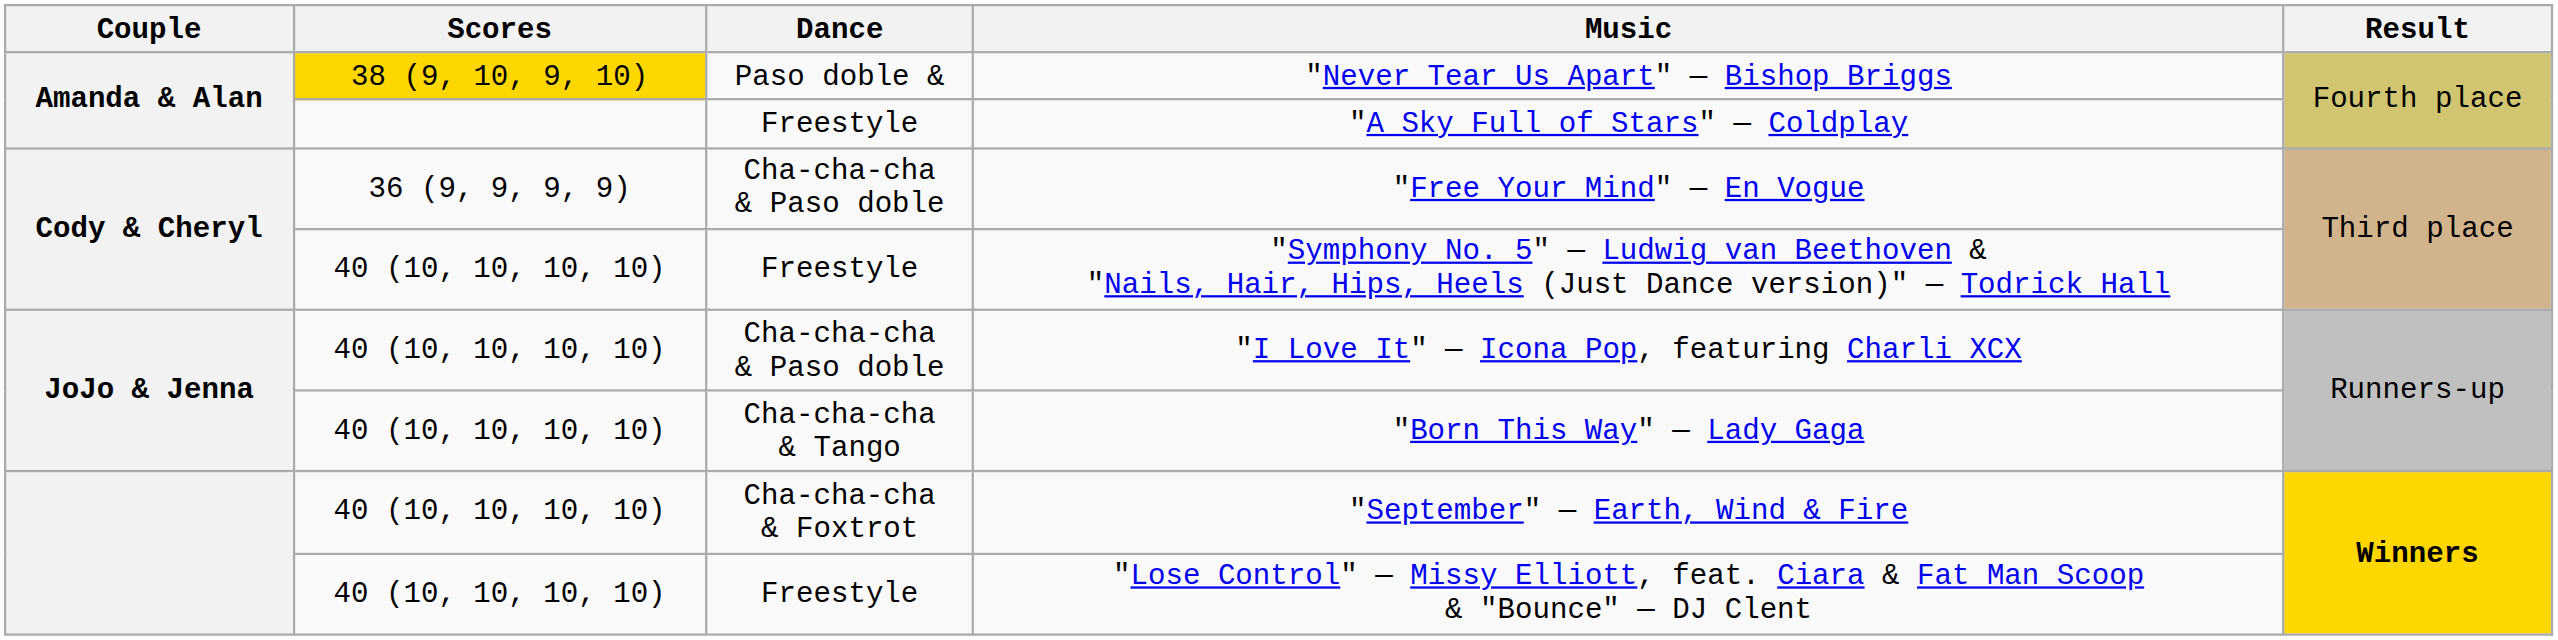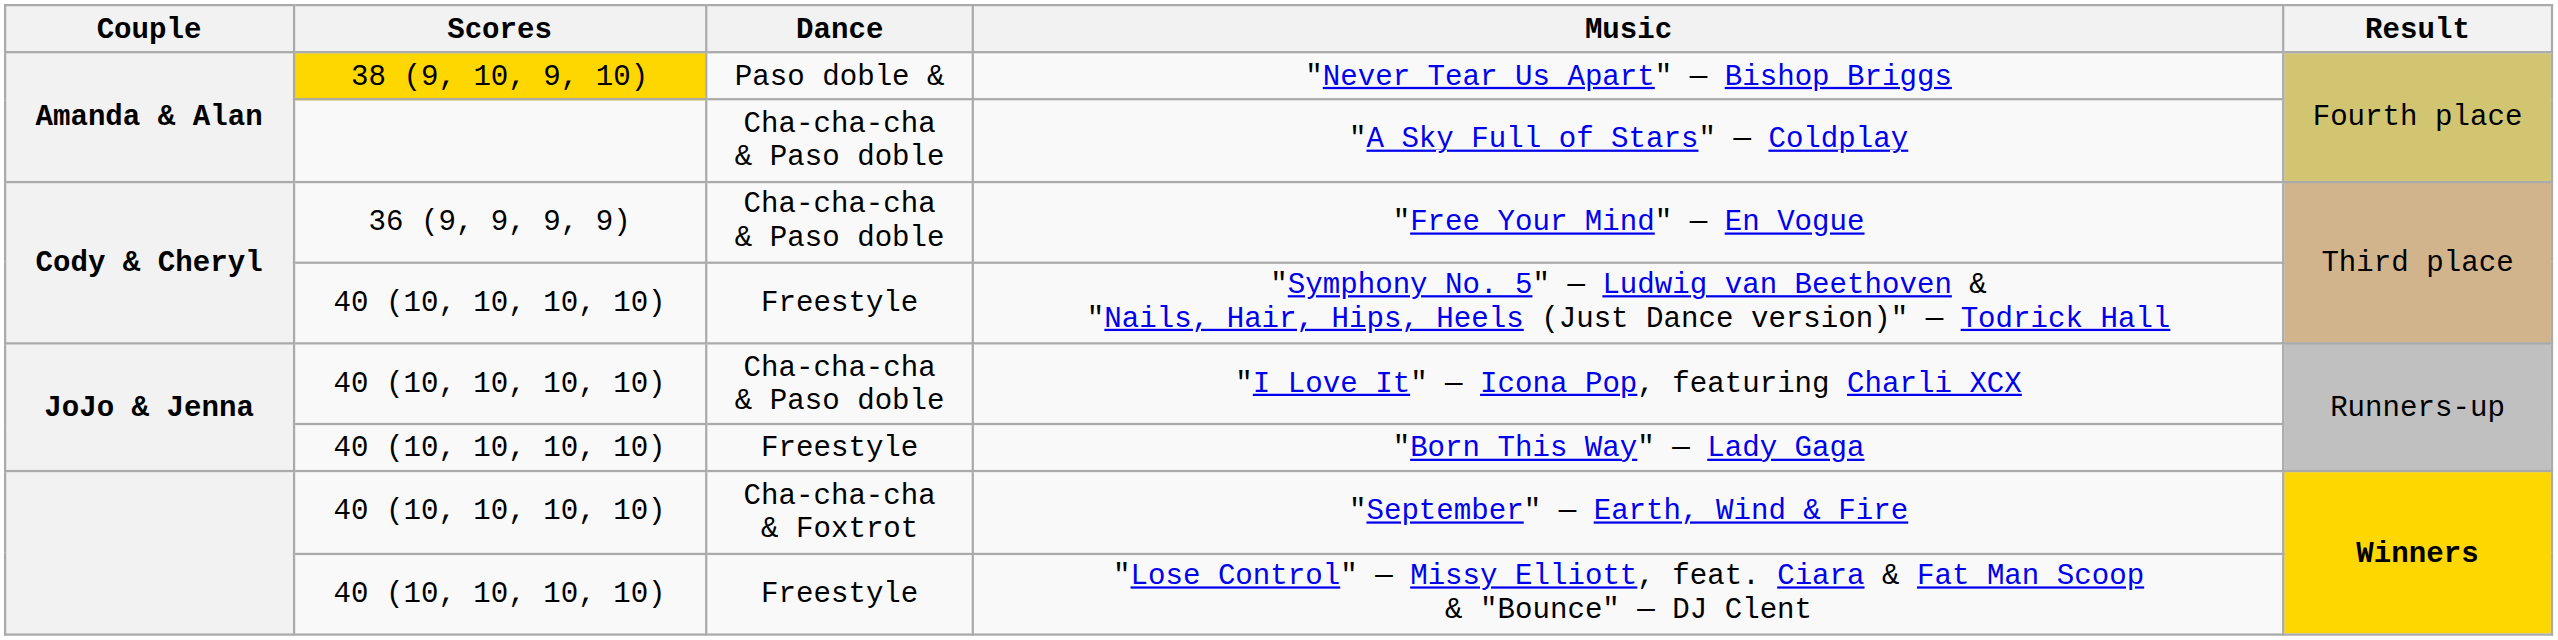(840, 124) Freestyle -> (840, 141) Cha-cha-cha & Paso doble
(840, 431) Cha-cha-cha & Tango -> (840, 448) Freestyle
